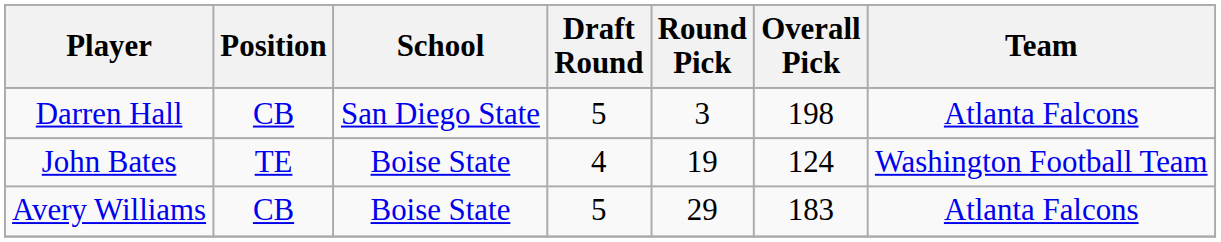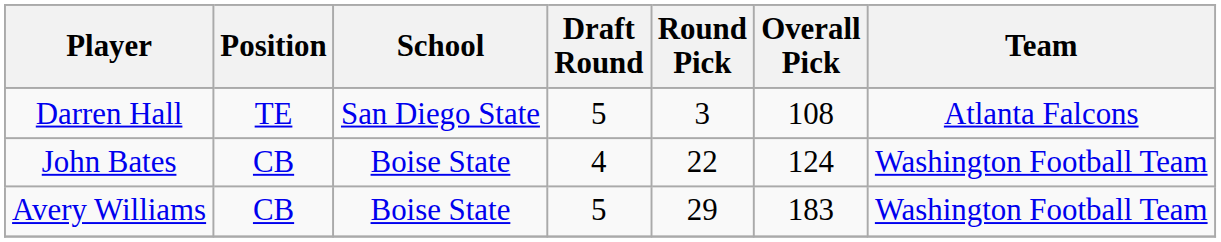(274, 112) CB -> (274, 112) TE
(811, 112) 198 -> (811, 112) 108
(274, 161) TE -> (274, 161) CB
(702, 161) 19 -> (702, 161) 22
(1041, 210) Atlanta Falcons -> (1041, 210) Washington Football Team
